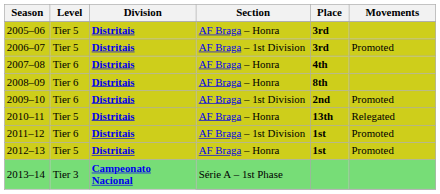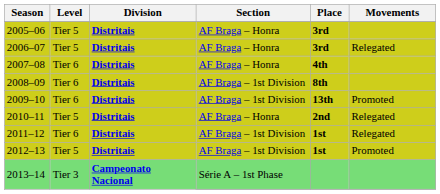(252, 47) AF Braga – 1st Division -> (239, 47) AF Braga – Honra
(373, 47) Promoted -> (373, 47) Relegated
(239, 82) AF Braga – Honra -> (252, 82) AF Braga – 1st Division
(321, 99) 2nd -> (323, 99) 13th
(323, 116) 13th -> (321, 116) 2nd
(373, 133) Promoted -> (373, 133) Relegated
(239, 151) AF Braga – Honra -> (252, 151) AF Braga – 1st Division
